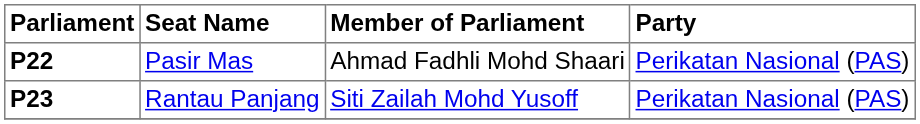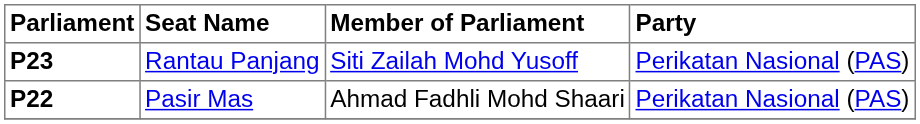rows swapped: (32, 61) <-> (32, 99)
